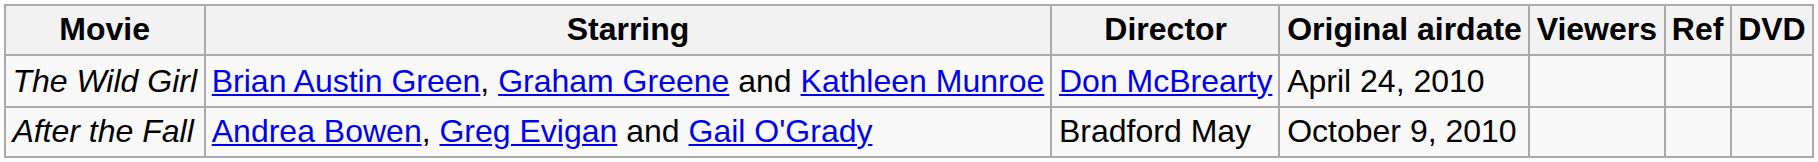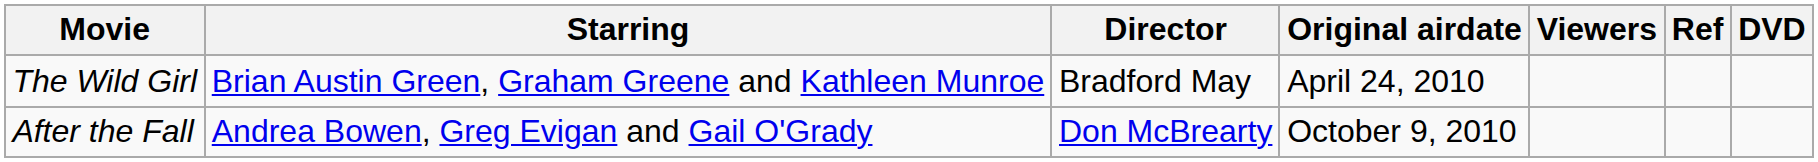(1166, 80) Don McBrearty -> (1155, 80) Bradford May
(1155, 131) Bradford May -> (1166, 131) Don McBrearty
